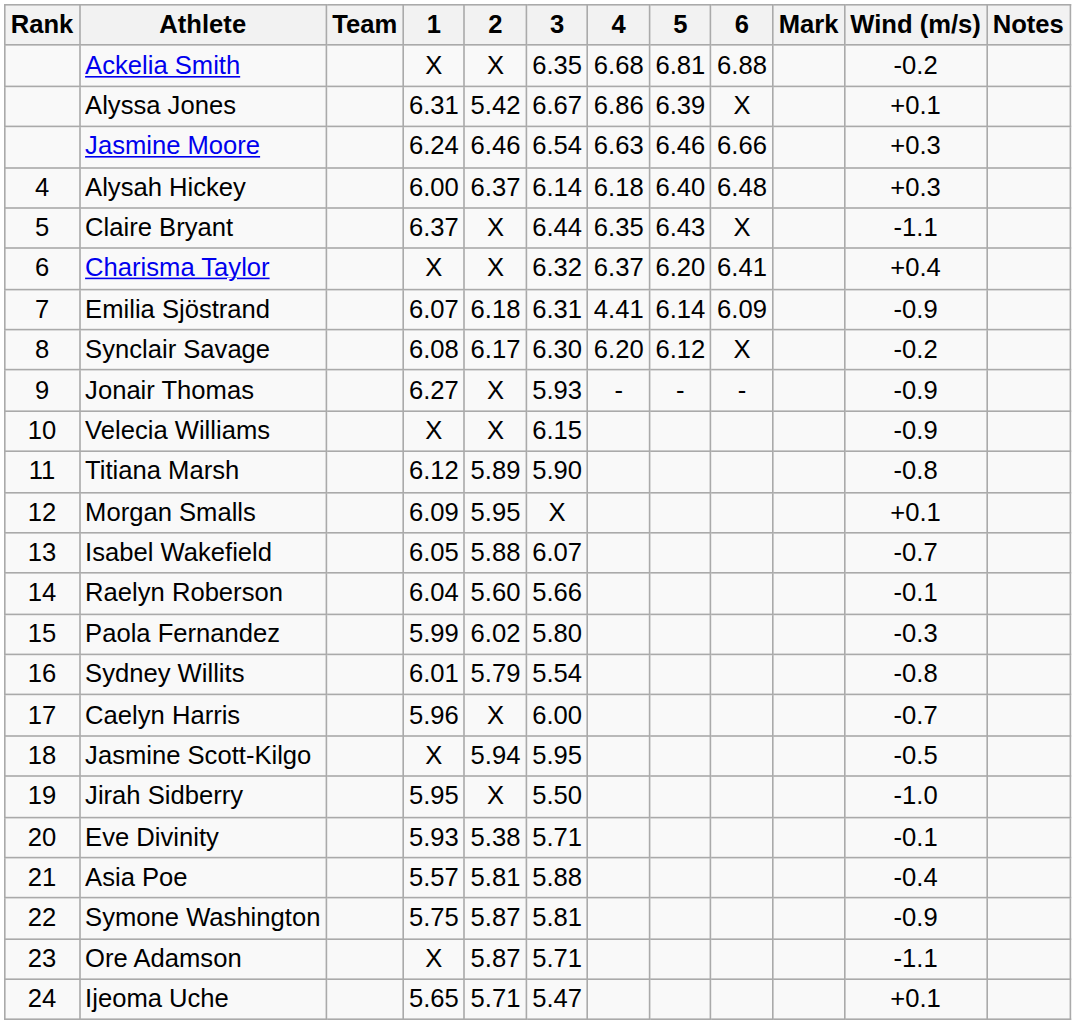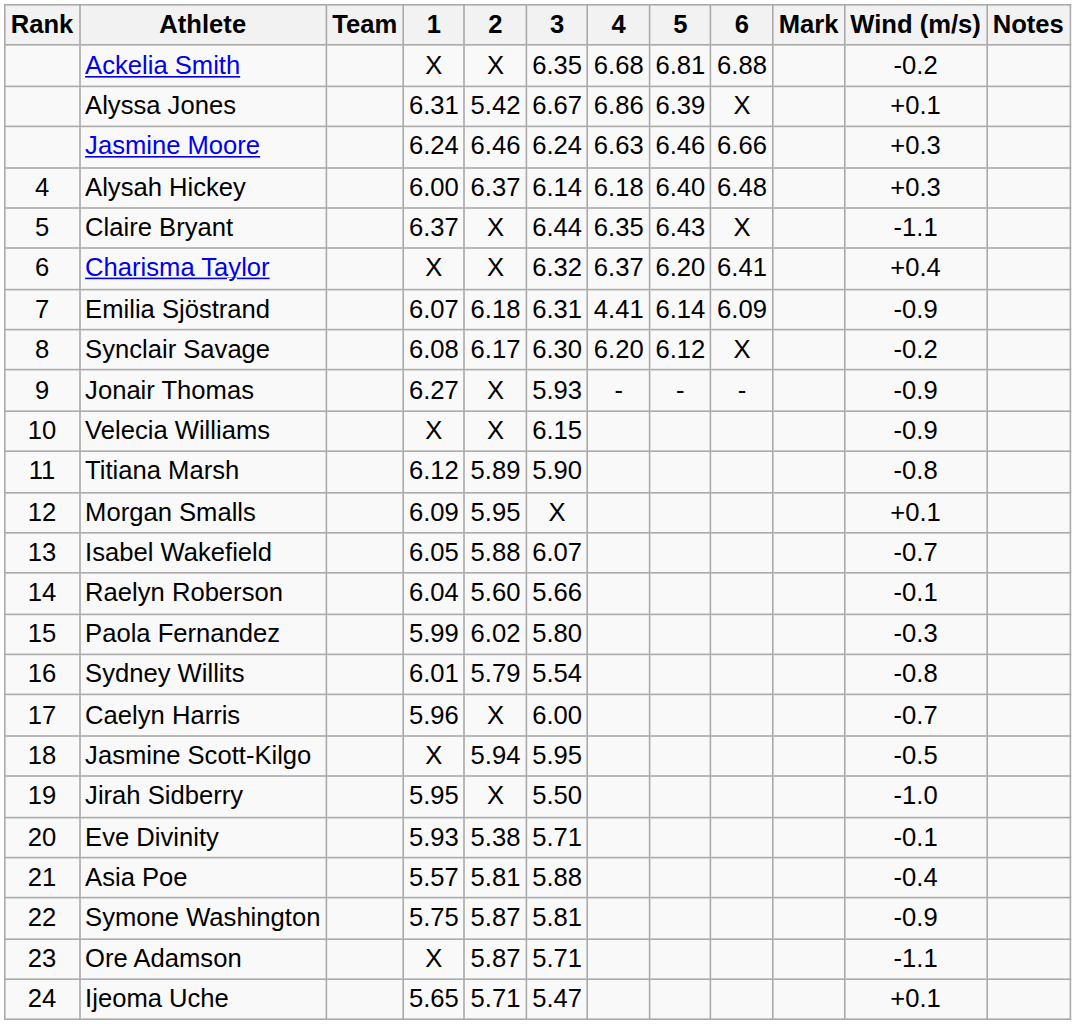(557, 146) 6.54 -> (557, 146) 6.24
